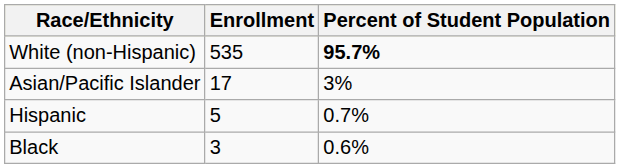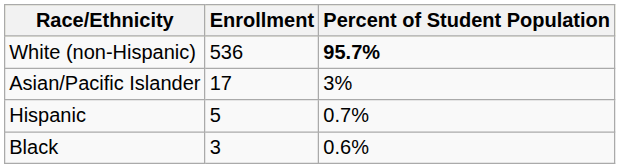(226, 52) 535 -> (226, 52) 536
